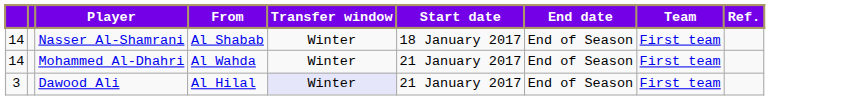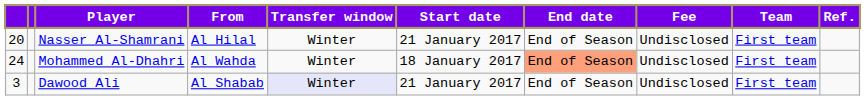+ column: (684, 17)
(16, 40) 14 -> (16, 40) 20
(227, 40) Al Shabab -> (223, 40) Al Hilal
(460, 40) 18 January 2017 -> (460, 40) 21 January 2017
(16, 62) 14 -> (16, 62) 24
(460, 62) 21 January 2017 -> (460, 62) 18 January 2017
(580, 62) no background -> (580, 62) lightsalmon background
(223, 84) Al Hilal -> (227, 84) Al Shabab
